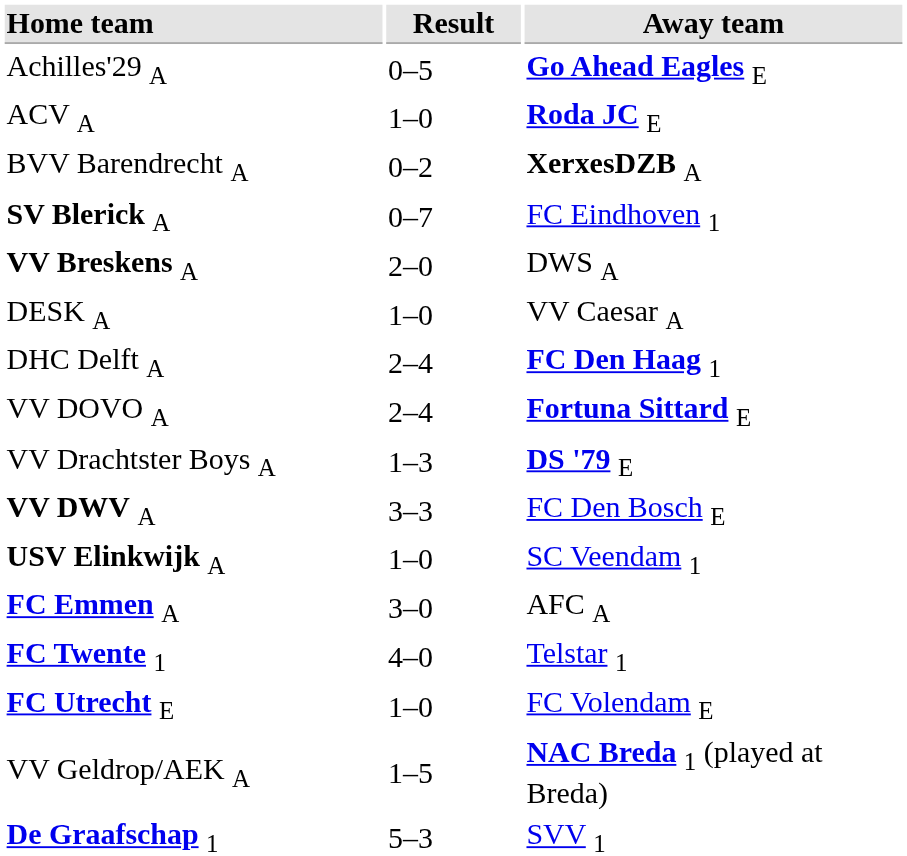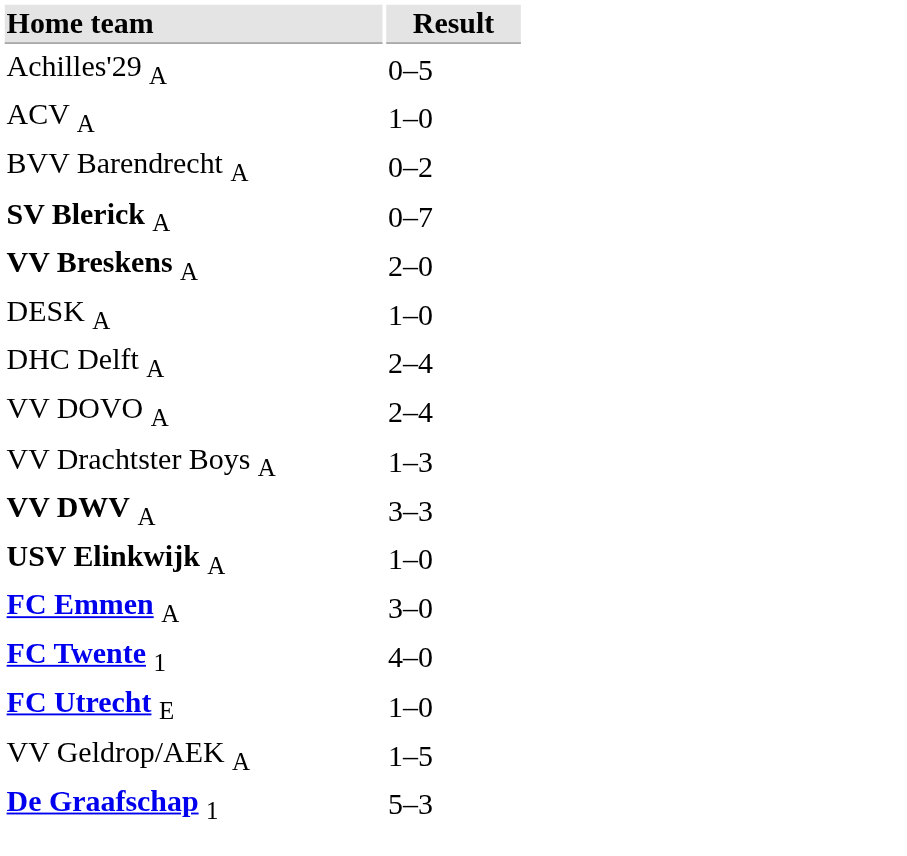- column: (713, 23)
